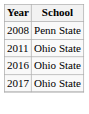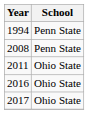+ row: (18, 30)
